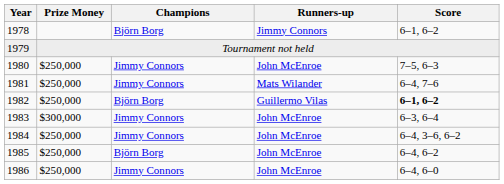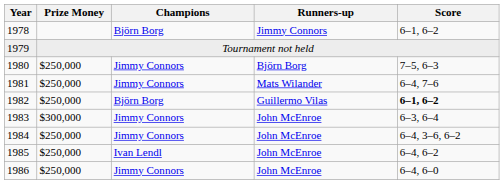(289, 65) John McEnroe -> (282, 65) Björn Borg
(139, 153) Björn Borg -> (138, 153) Ivan Lendl
